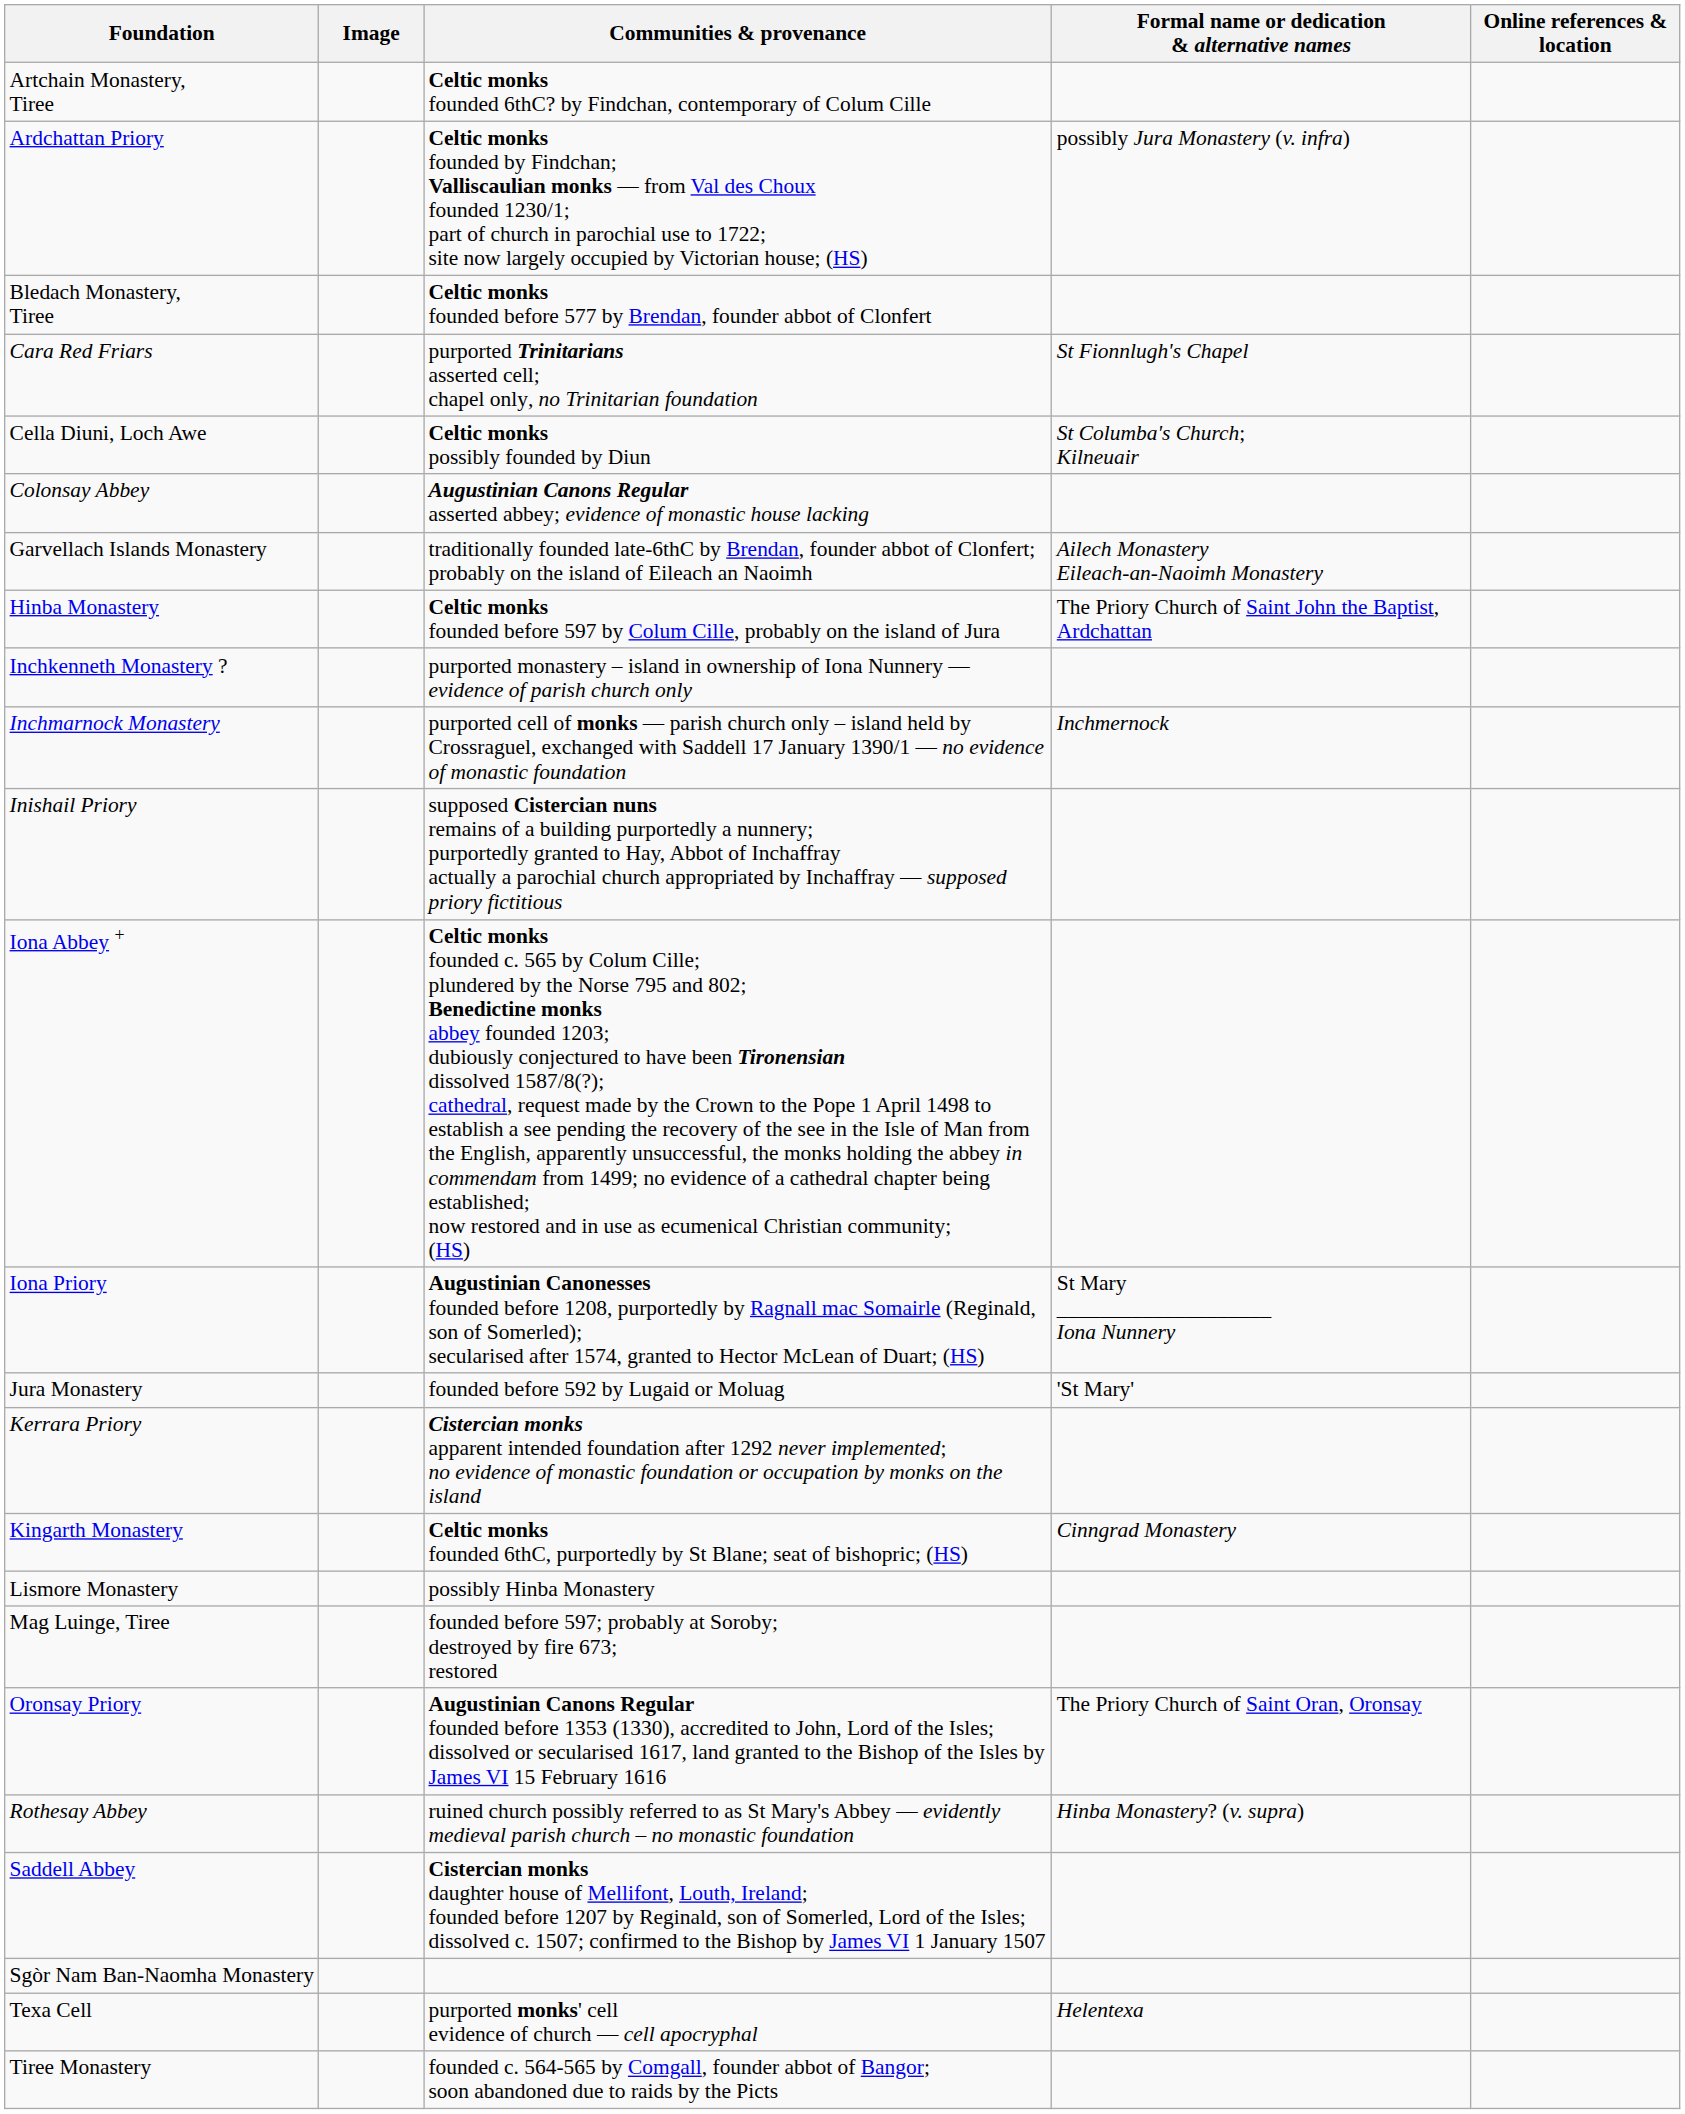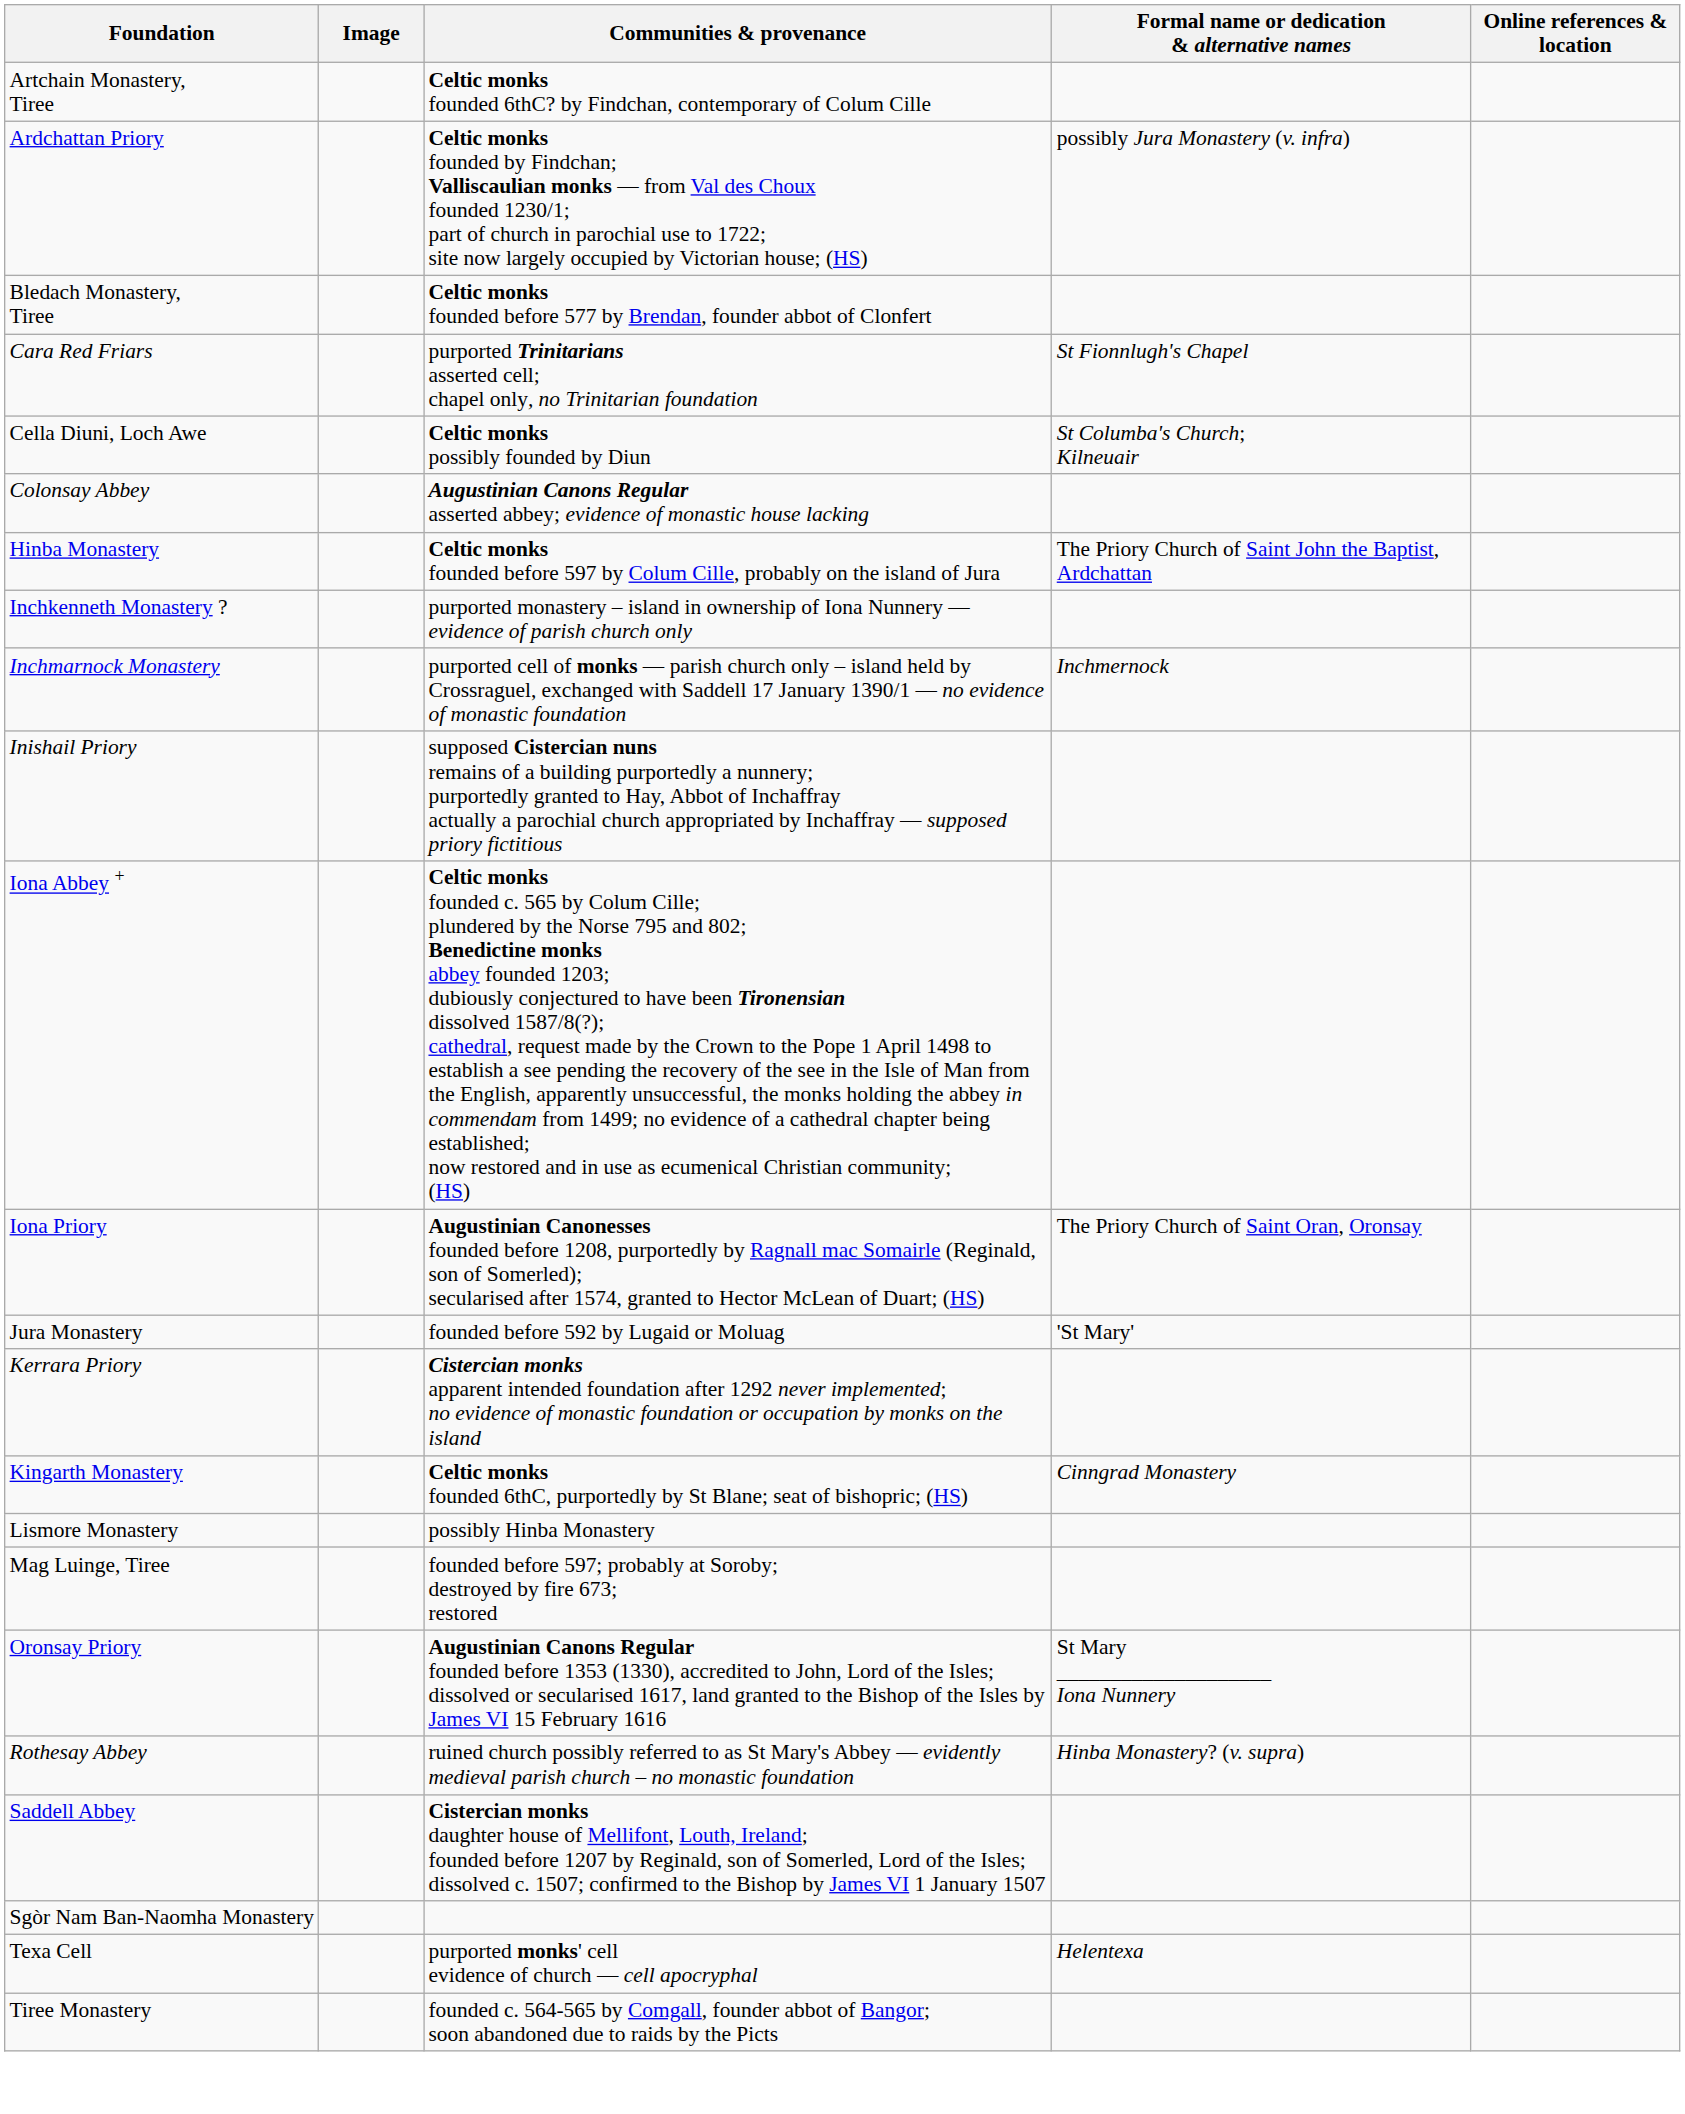- row: (138, 548)
(1164, 1307) St Mary ____________________ Iona Nunnery -> (1239, 1225) The Priory Church of Saint Oran, Oronsay
(1239, 1704) The Priory Church of Saint Oran, Oronsay -> (1164, 1670) St Mary ____________________ Iona Nunnery
